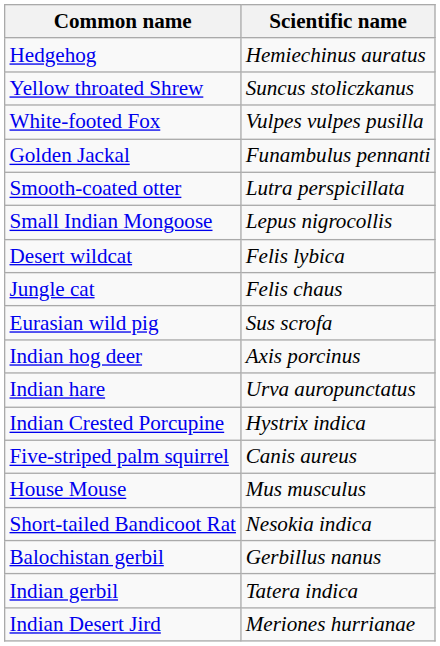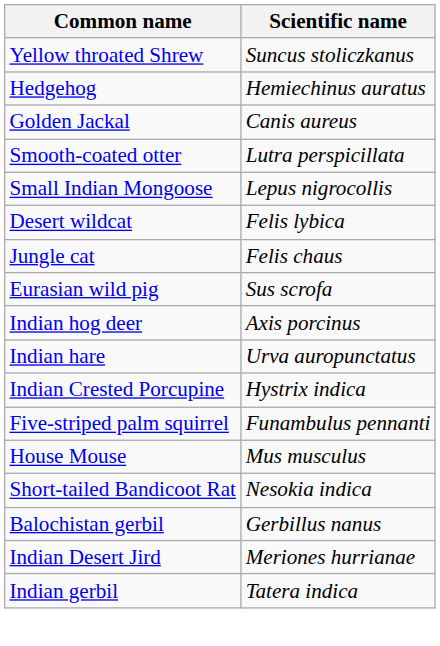rows swapped: (53, 54) <-> (106, 88)
- row: (85, 121)
(338, 155) Funambulus pennanti -> (301, 121) Canis aureus
(301, 456) Canis aureus -> (338, 423) Funambulus pennanti
rows swapped: (64, 590) <-> (85, 624)
